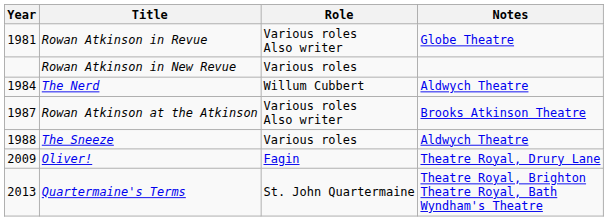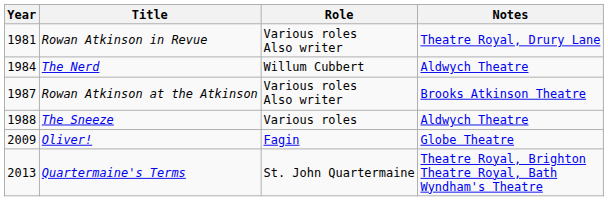(467, 41) Globe Theatre -> (510, 41) Theatre Royal, Drury Lane
- row: (139, 67)
(510, 159) Theatre Royal, Drury Lane -> (467, 139) Globe Theatre
